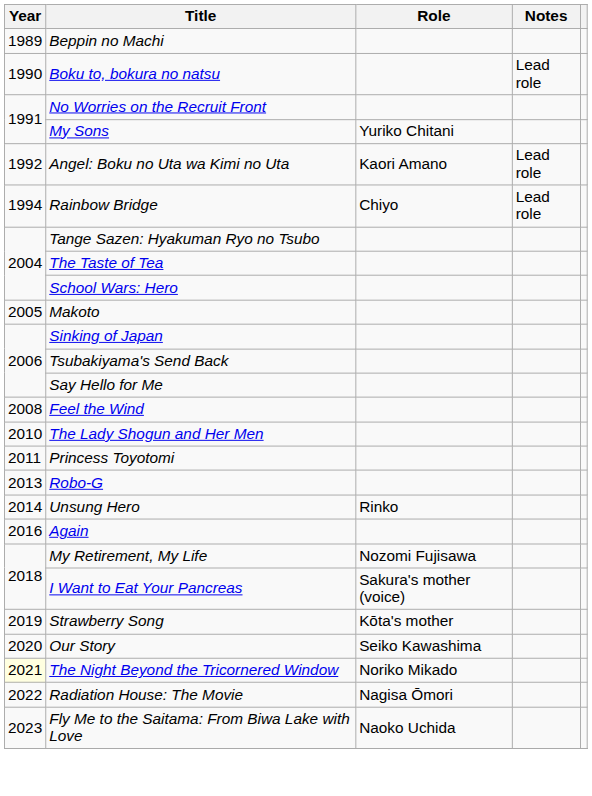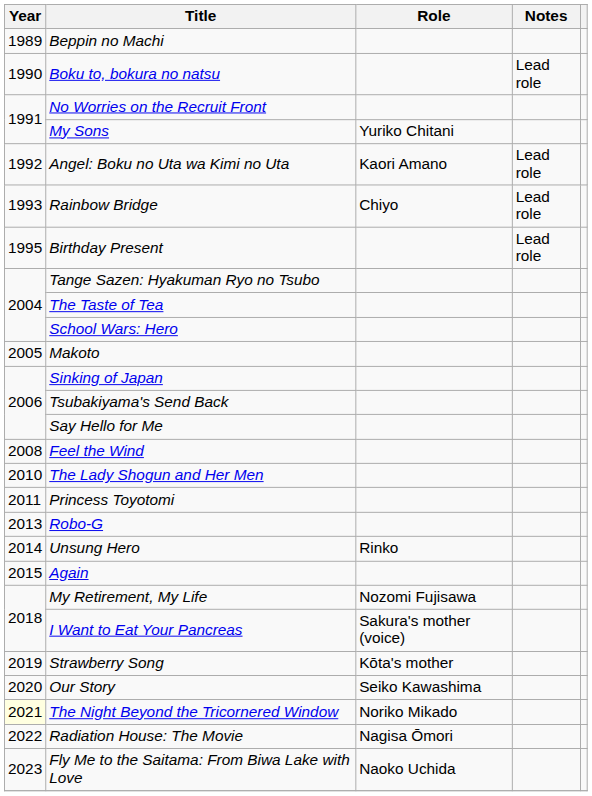(25, 206) 1994 -> (25, 206) 1993
+ row: (106, 247)
(25, 531) 2016 -> (25, 572) 2015
